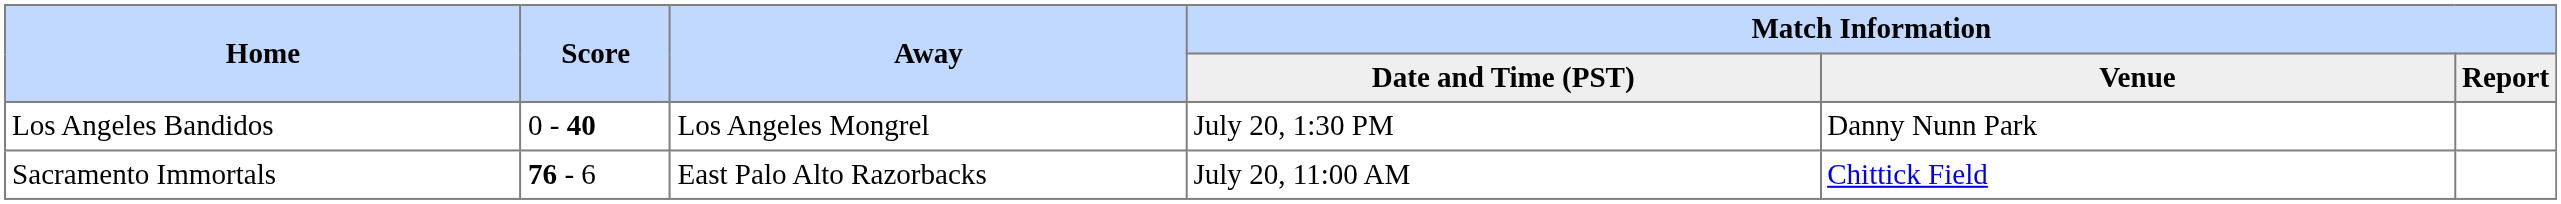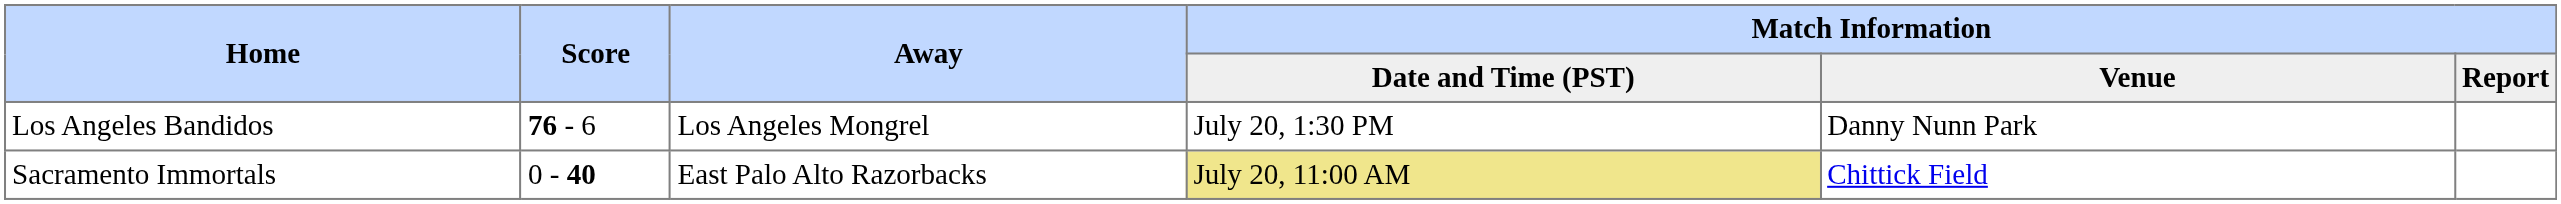(562, 125) 0 - 40 -> (562, 125) 76 - 6
(562, 174) 76 - 6 -> (562, 174) 0 - 40
(1302, 174) no background -> (1302, 174) khaki background
